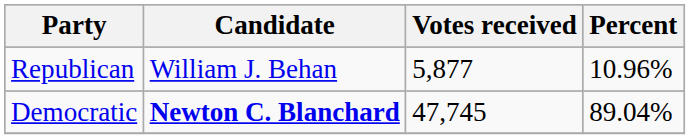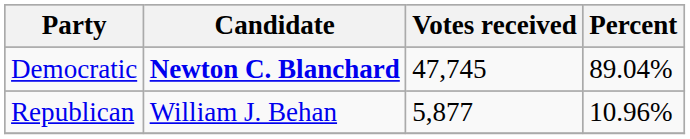rows swapped: (74, 111) <-> (73, 68)
